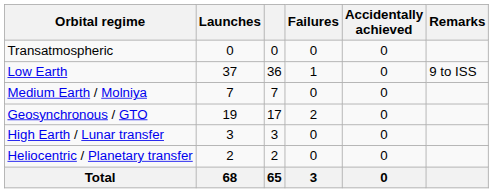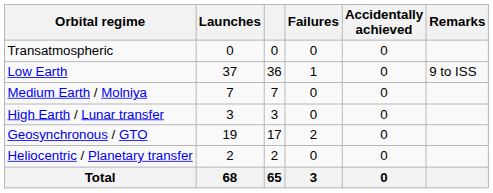rows swapped: (77, 114) <-> (86, 135)
